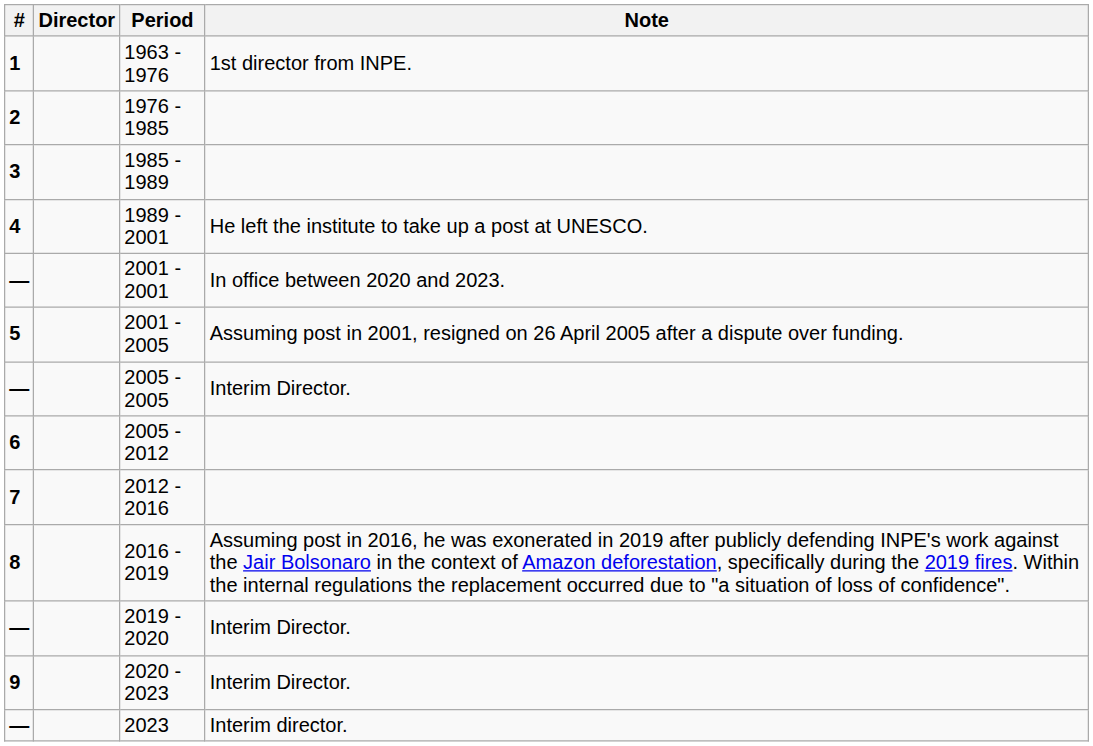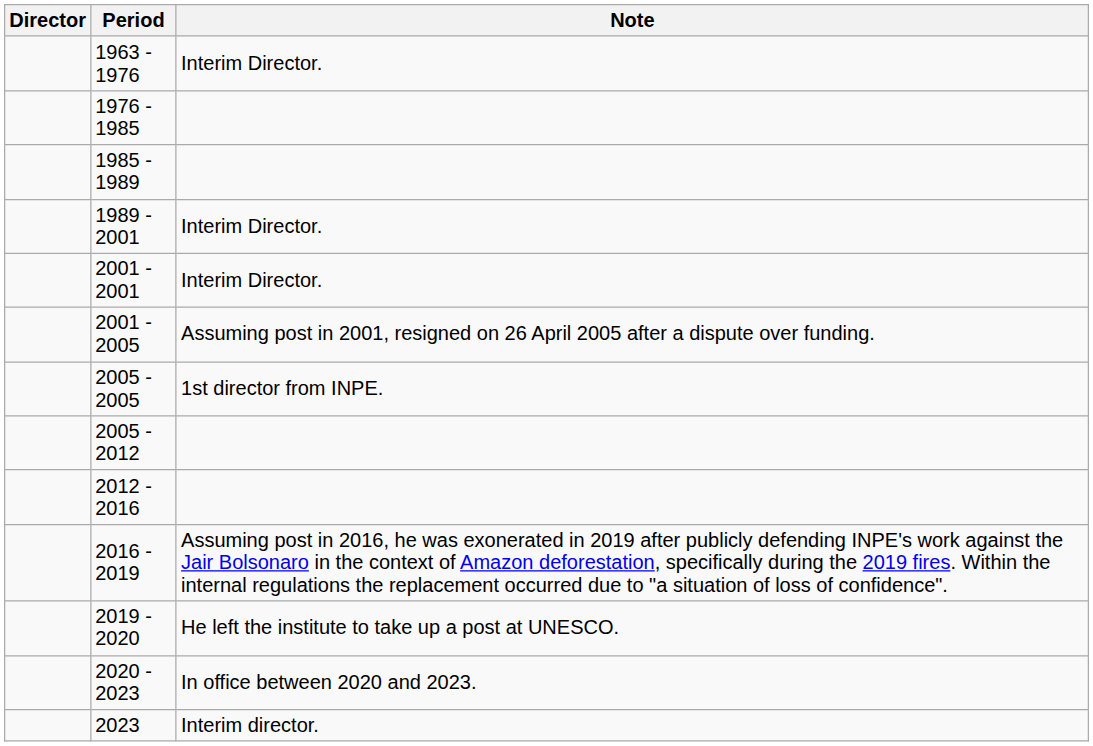- column: (19, 20)
(311, 63) 1st director from INPE. -> (252, 63) Interim Director.
(429, 225) He left the institute to take up a post at UNESCO. -> (252, 225) Interim Director.
(357, 280) In office between 2020 and 2023. -> (252, 280) Interim Director.
(280, 388) Interim Director. -> (282, 388) 1st director from INPE.
(280, 628) Interim Director. -> (400, 628) He left the institute to take up a post at UNESCO.
(280, 682) Interim Director. -> (329, 682) In office between 2020 and 2023.
